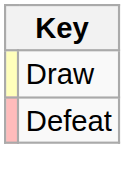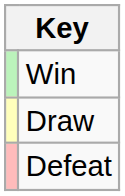+ row: (51, 74)
